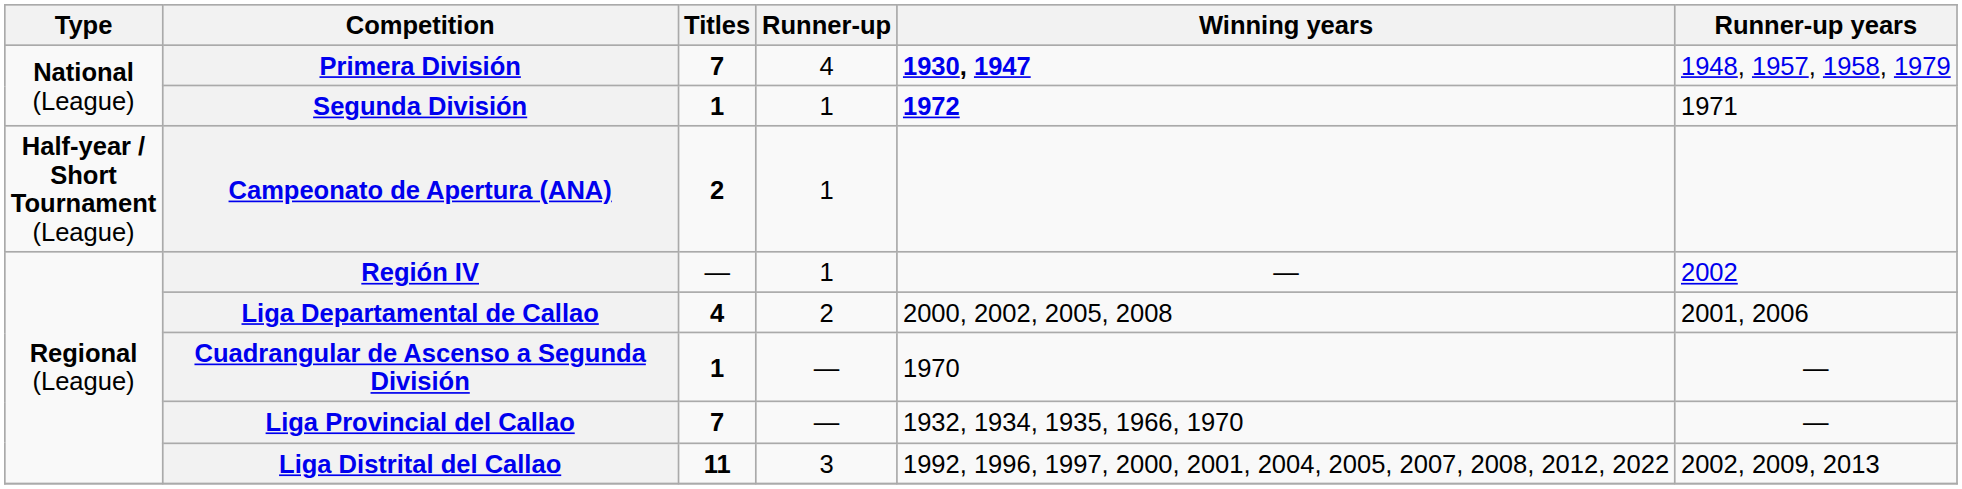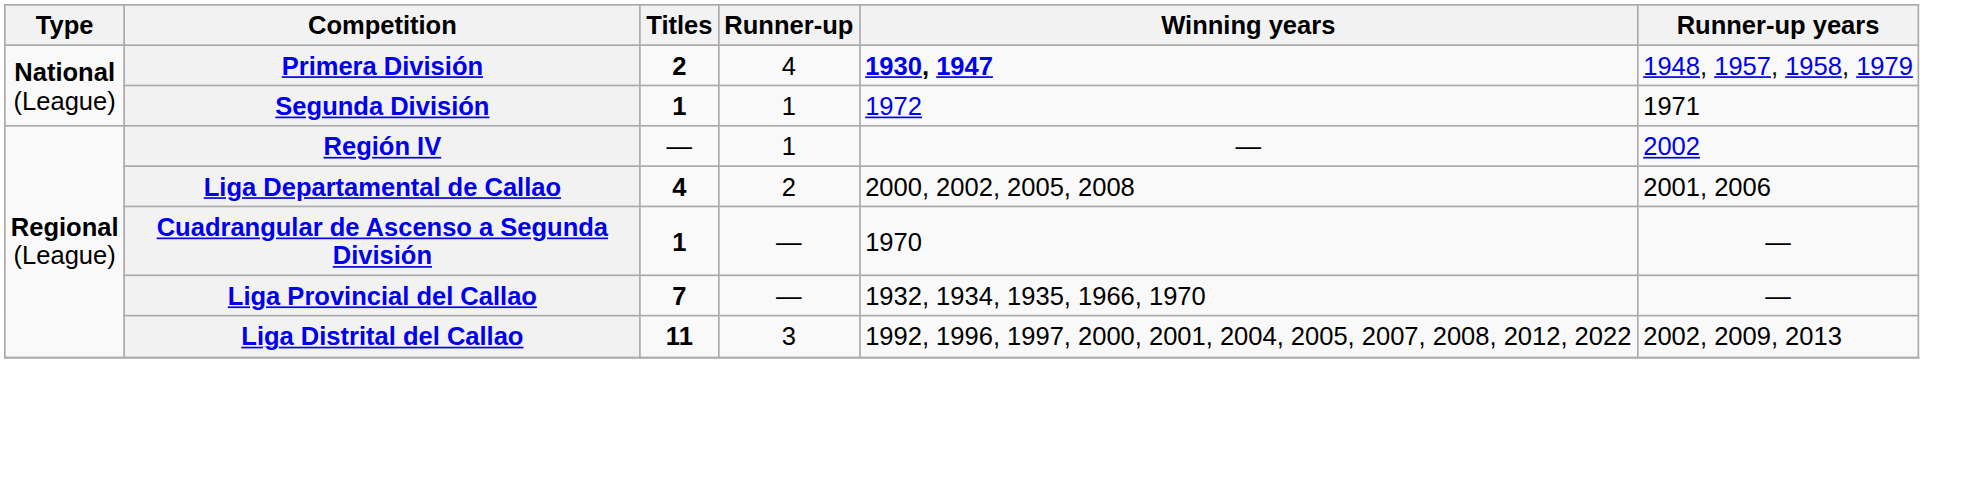(717, 66) 7 -> (679, 66) 2
(931, 106) bold -> (894, 106) normal
- row: (420, 189)
